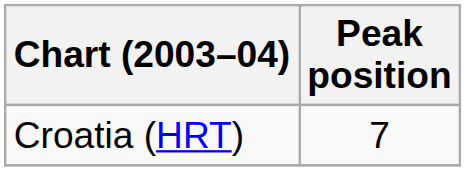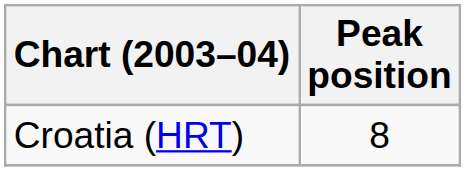(379, 134) 7 -> (379, 134) 8
